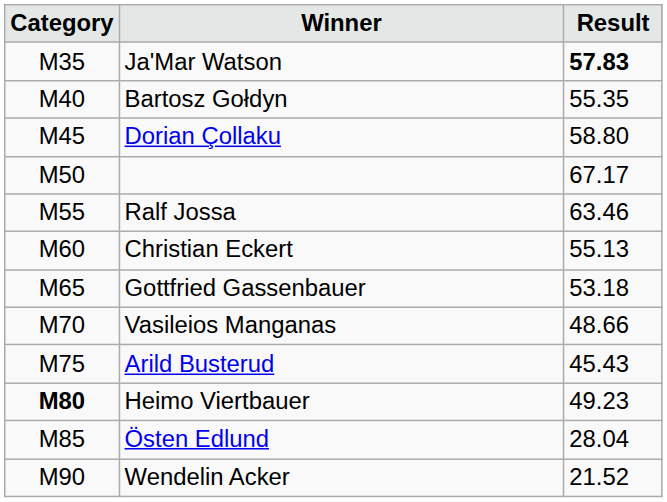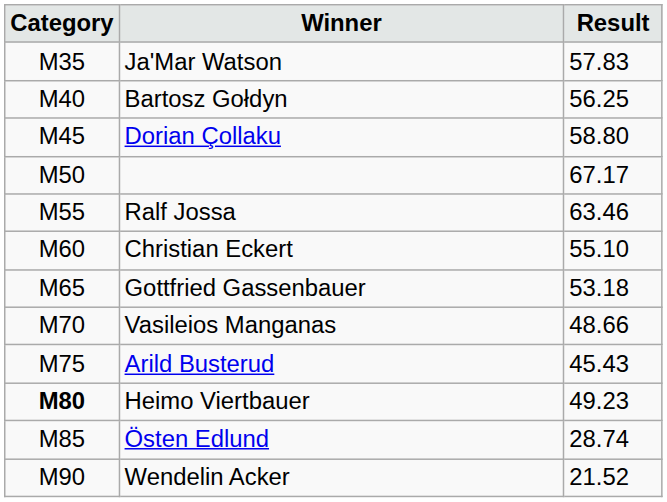(599, 61) bold -> (599, 61) normal
(599, 99) 55.35 -> (599, 99) 56.25
(599, 250) 55.13 -> (599, 250) 55.10
(599, 439) 28.04 -> (599, 439) 28.74
